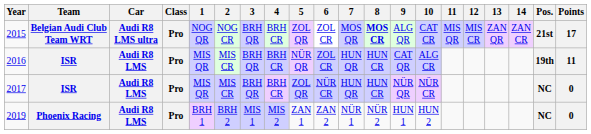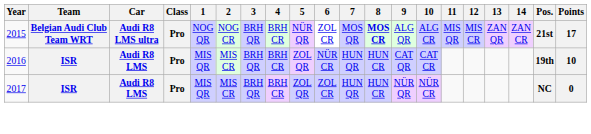(301, 34) ZOL QR -> (302, 34) NÜR QR
(429, 34) CAT CR -> (429, 34) ALG CR
(301, 61) NÜR QR -> (302, 61) ZOL QR
(326, 61) ZOL CR -> (327, 61) NÜR CR
(429, 61) ALG CR -> (429, 61) CAT CR
(571, 61) 11 -> (571, 61) 10
(326, 89) NÜR CR -> (327, 89) ZOL CR
- row: (16, 116)
